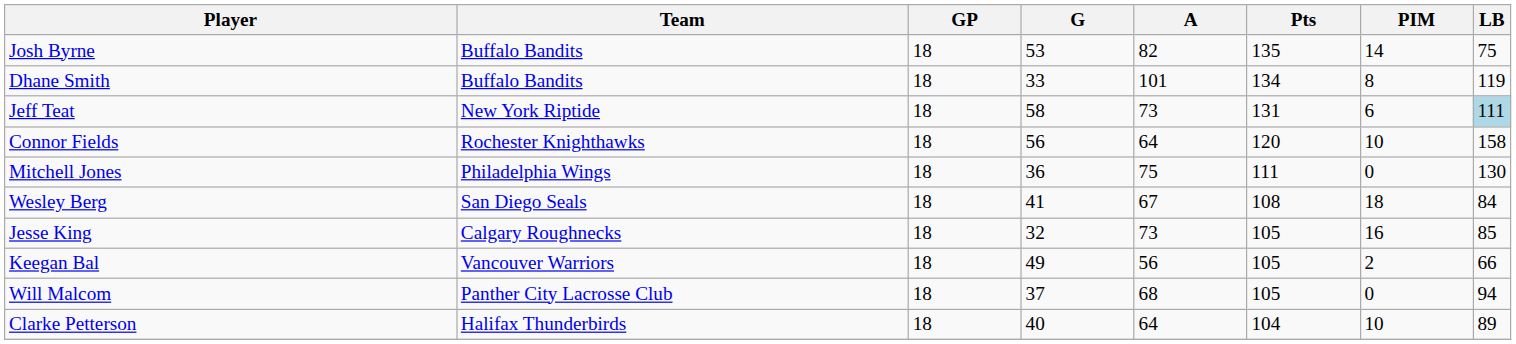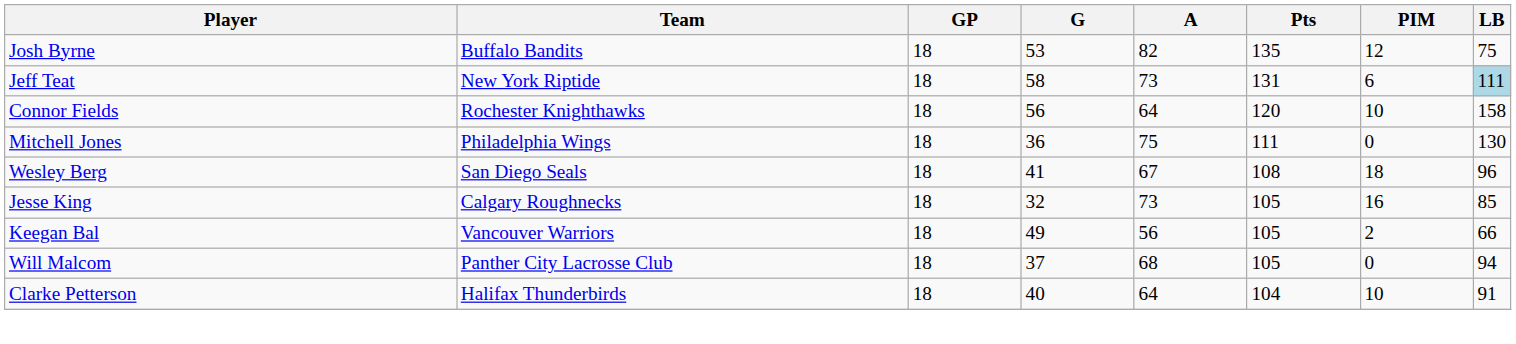(1374, 50) 14 -> (1374, 50) 12
- row: (59, 80)
(1487, 202) 84 -> (1487, 171) 96
(1487, 324) 89 -> (1487, 293) 91
